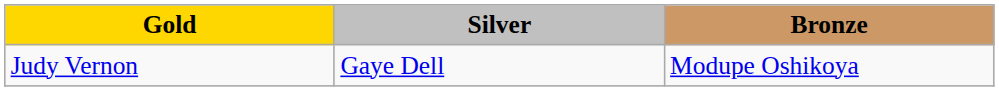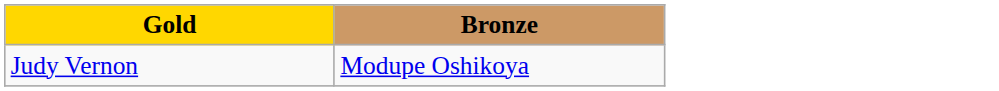- column: (499, 24)
